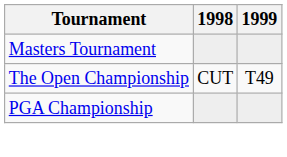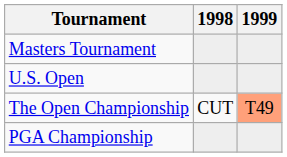+ row: (46, 78)
(259, 78) no background -> (259, 108) lightsalmon background
